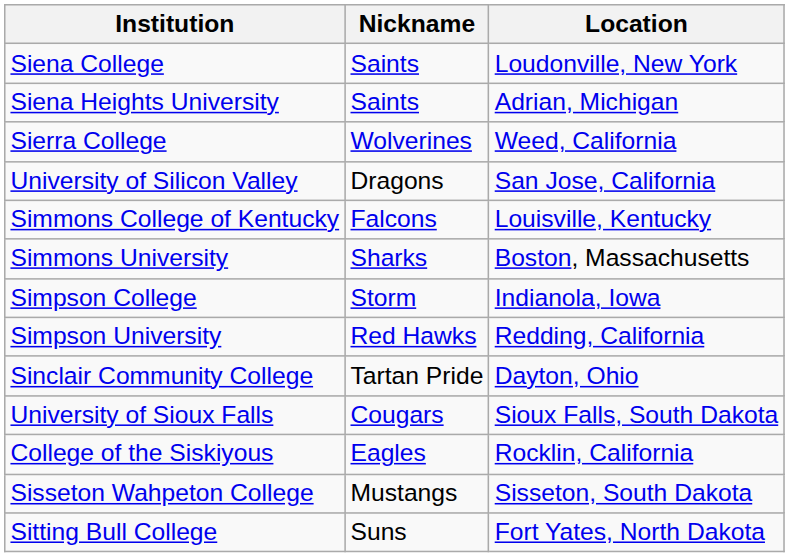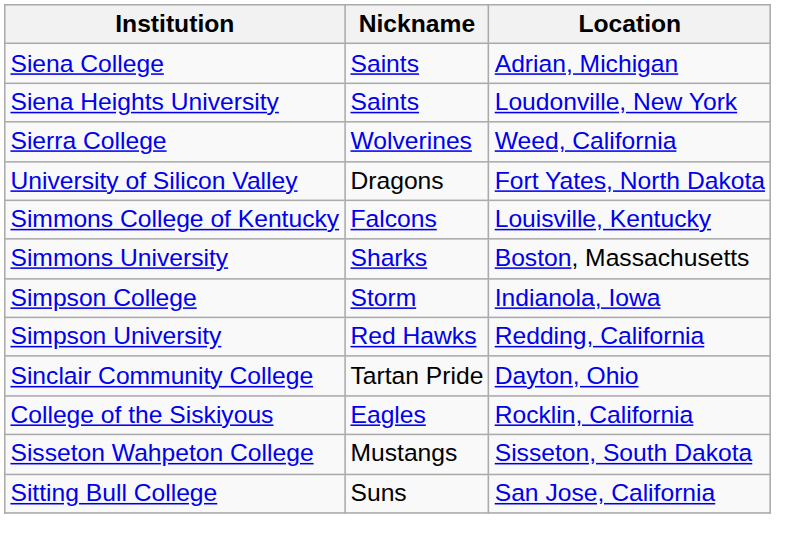(616, 63) Loudonville, New York -> (586, 63) Adrian, Michigan
(586, 102) Adrian, Michigan -> (616, 102) Loudonville, New York
(605, 180) San Jose, California -> (630, 180) Fort Yates, North Dakota
- row: (142, 414)
(630, 532) Fort Yates, North Dakota -> (605, 492) San Jose, California
